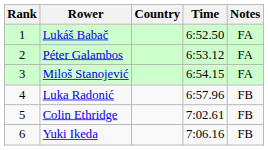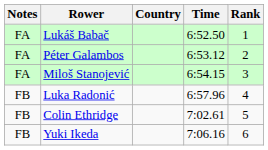columns swapped: (22, 14) <-> (245, 14)
